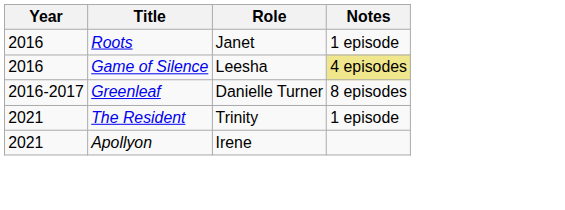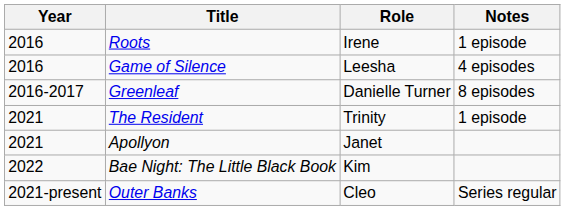(235, 42) Janet -> (361, 42) Irene
(369, 67) khaki background -> (496, 67) no background
(234, 142) Irene -> (363, 142) Janet
+ row: (222, 167)
+ row: (153, 192)
